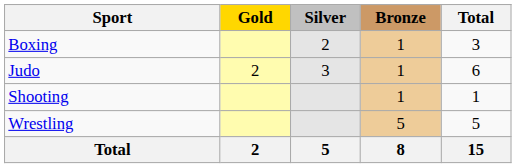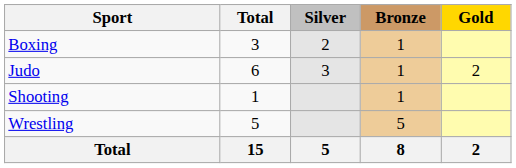columns swapped: (255, 17) <-> (476, 17)
